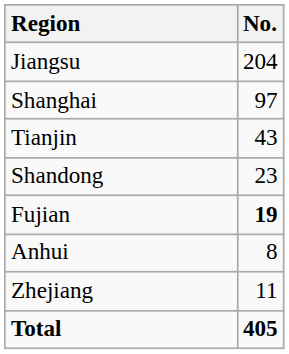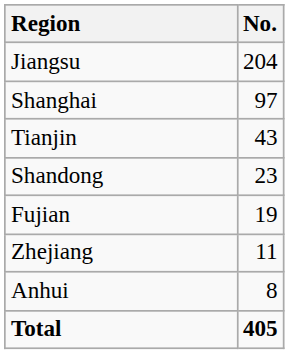(266, 214) bold -> (266, 214) normal
rows swapped: (52, 290) <-> (40, 252)
